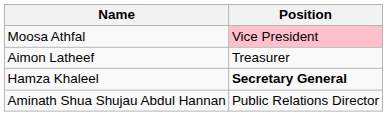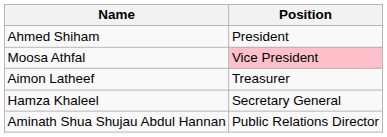+ row: (53, 36)
(289, 79) bold -> (286, 100) normal
